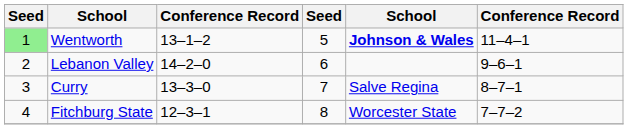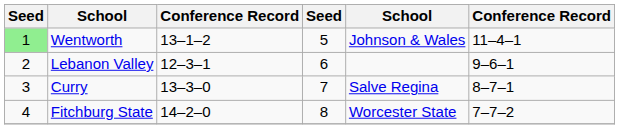(411, 40) bold -> (407, 40) normal
(185, 64) 14–2–0 -> (185, 64) 12–3–1
(185, 111) 12–3–1 -> (185, 111) 14–2–0
